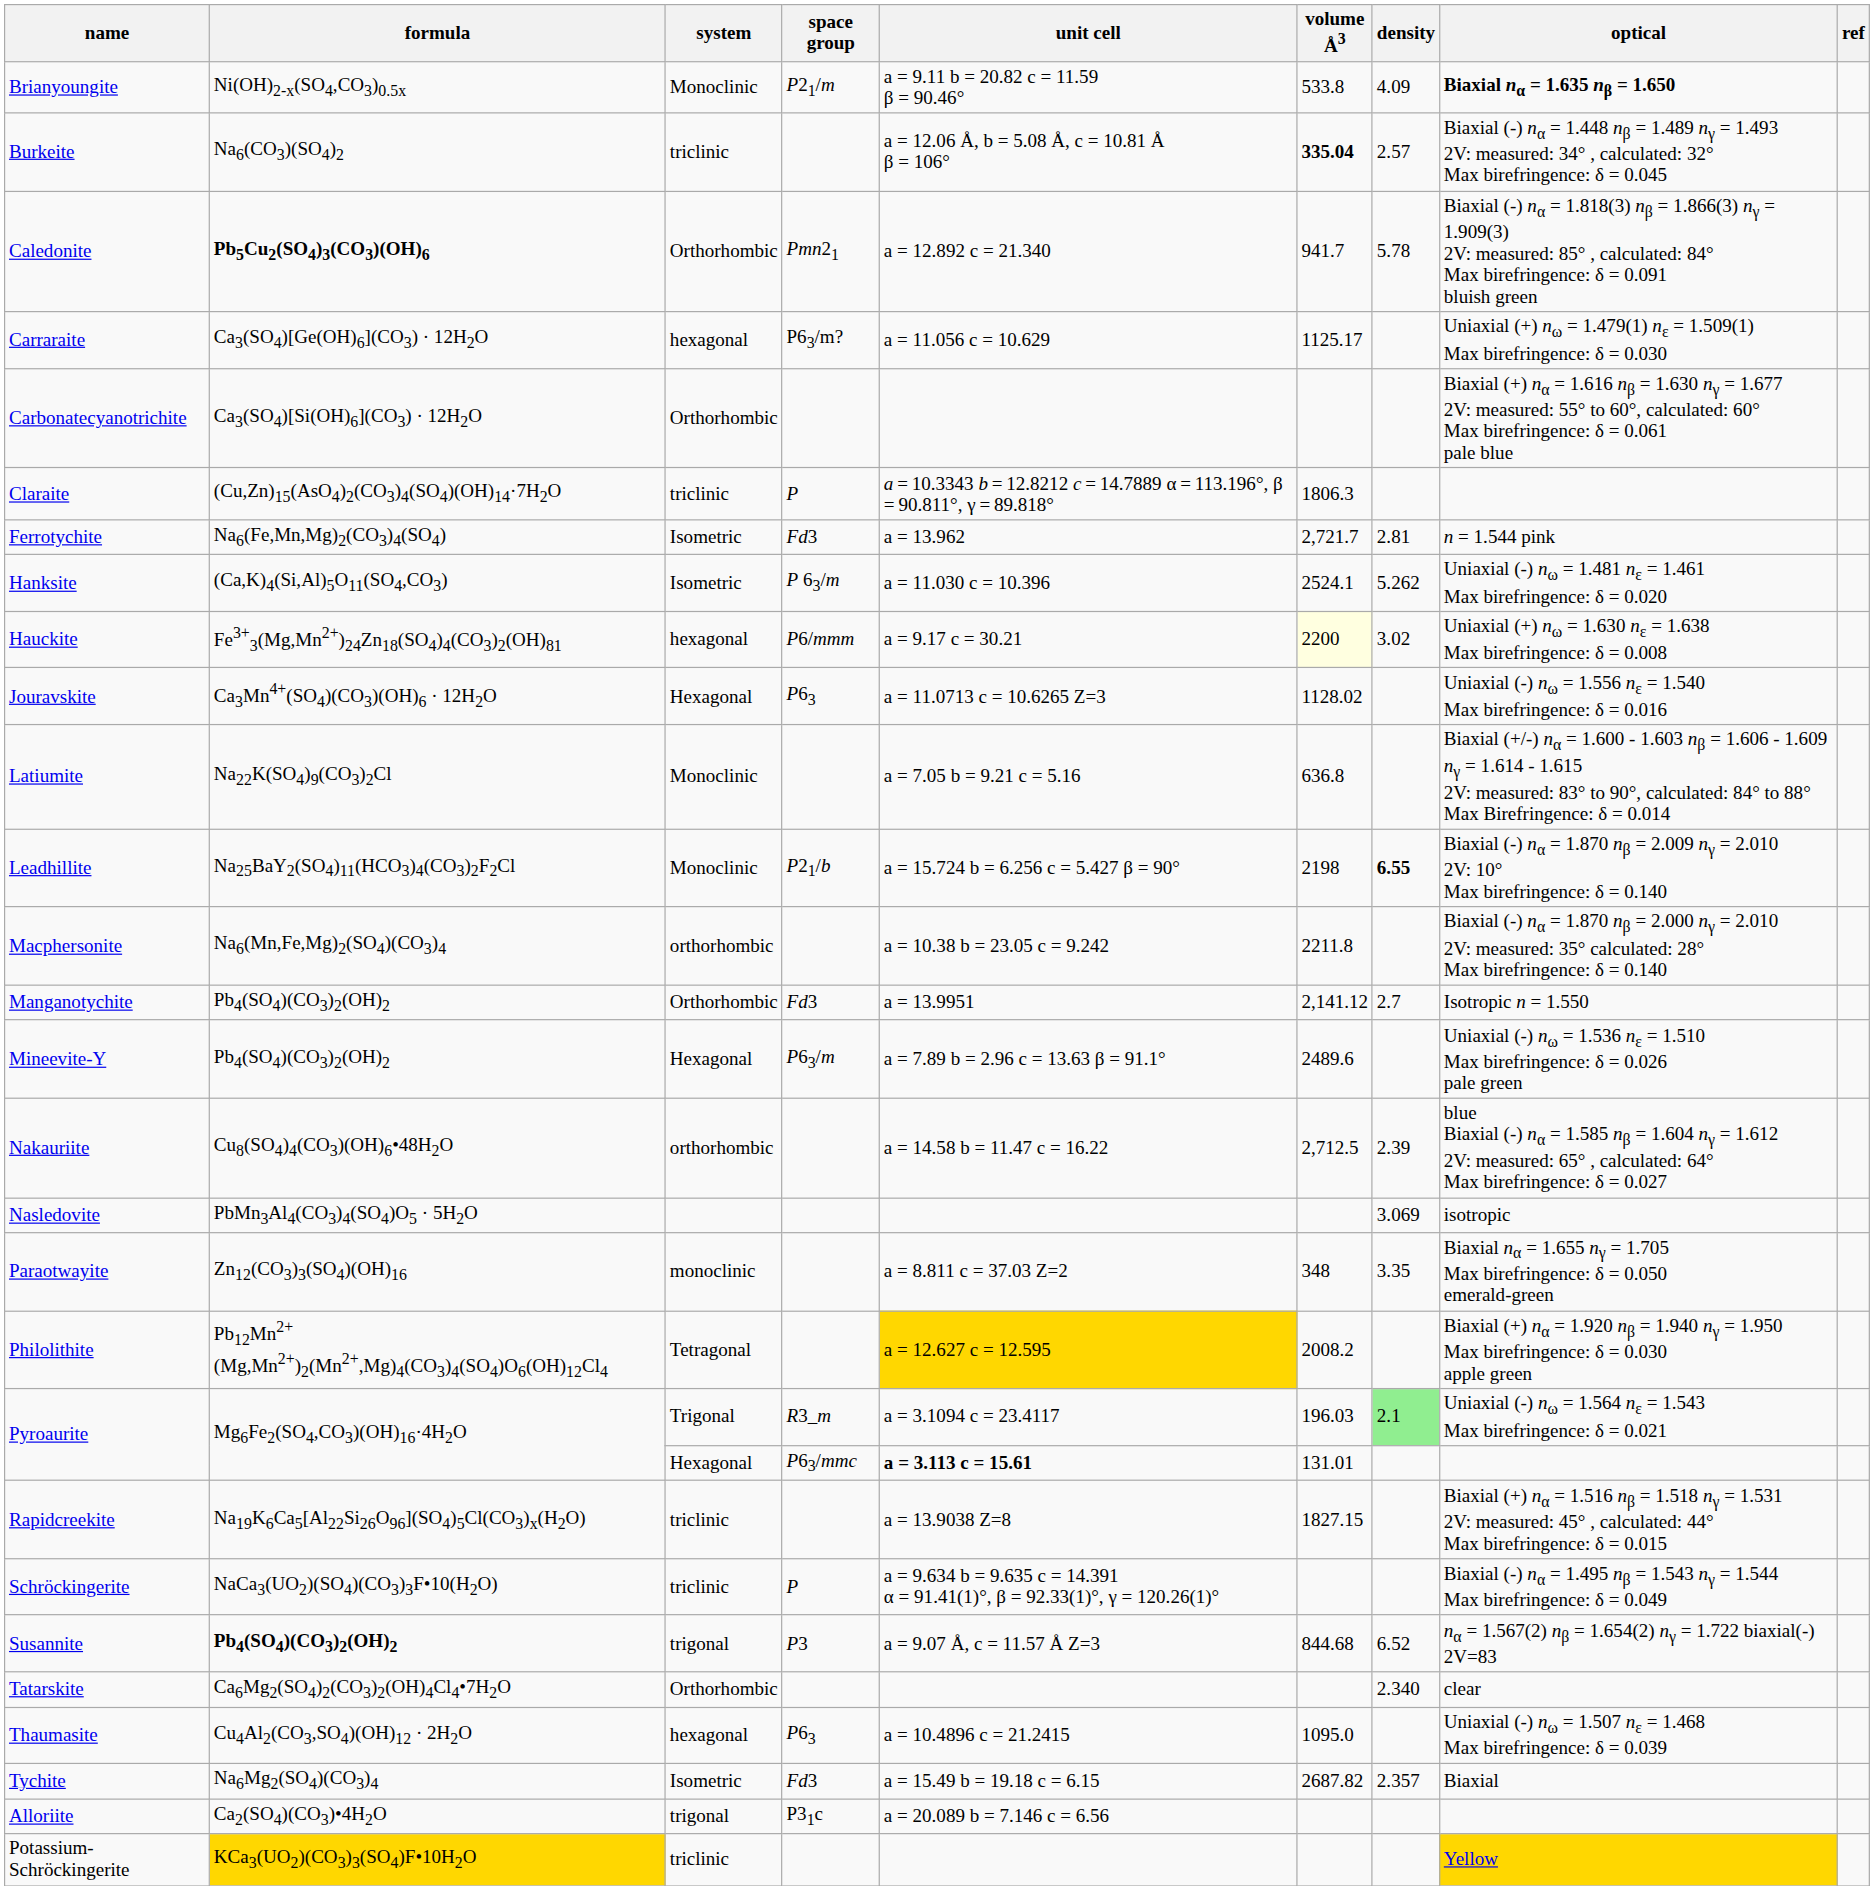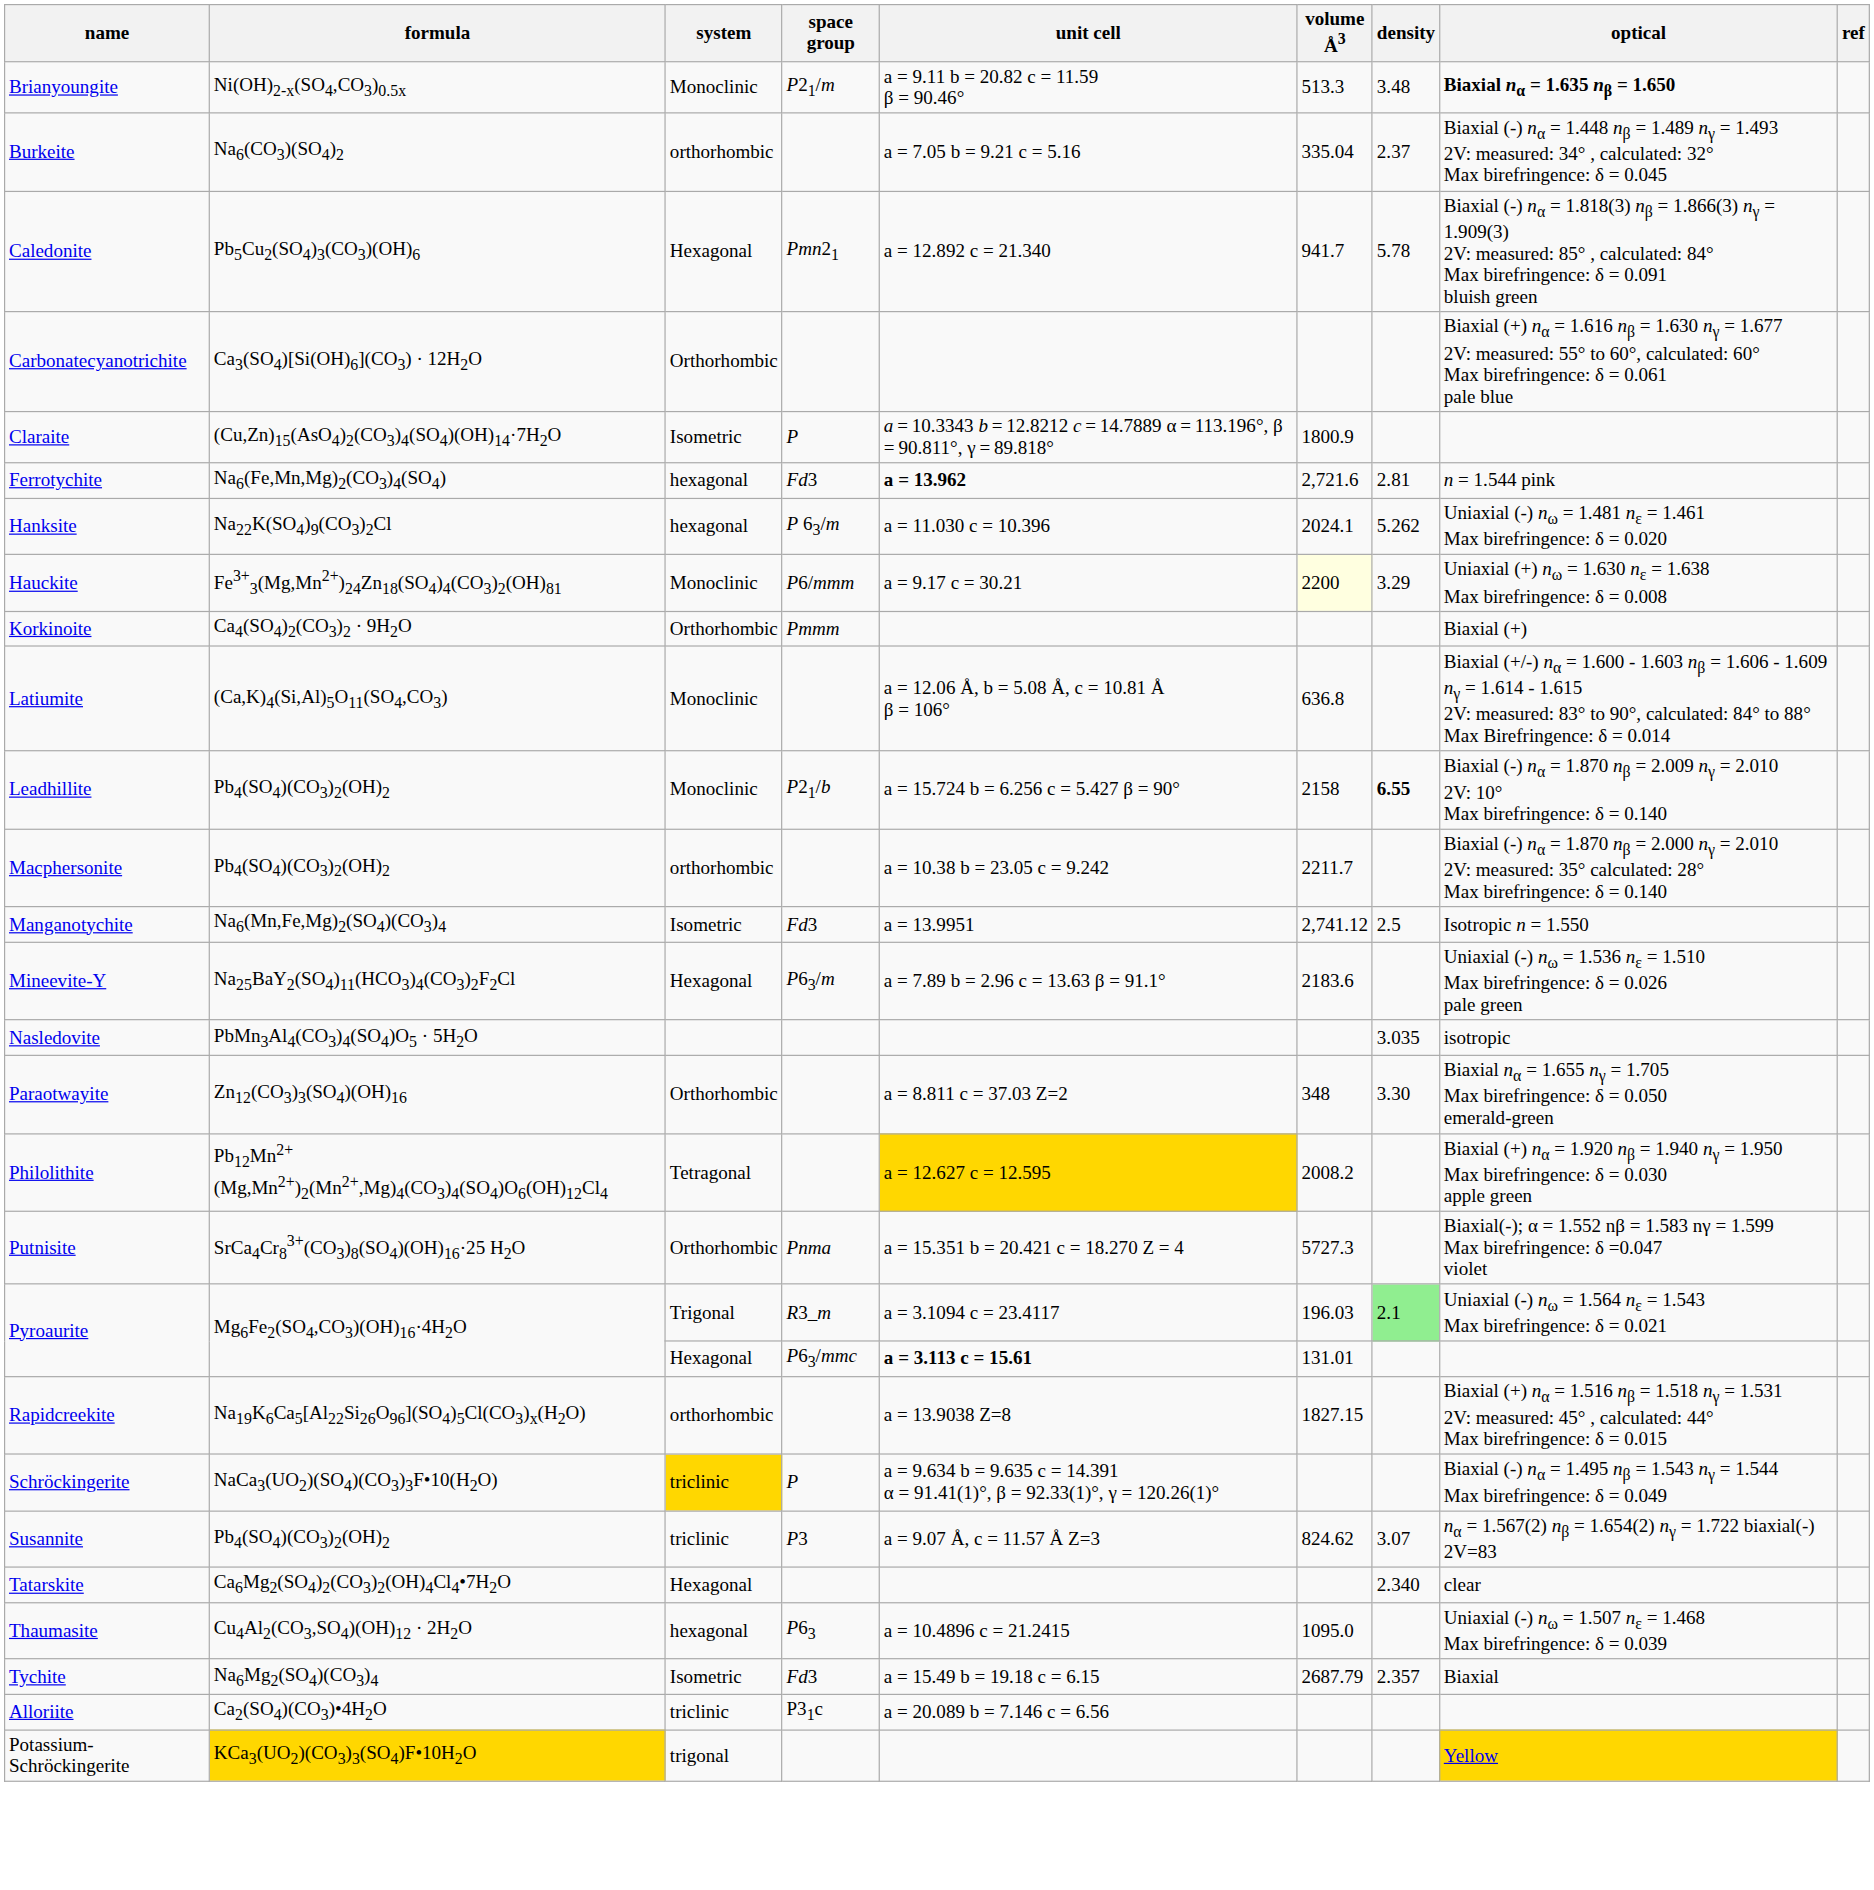(1323, 87) 533.8 -> (1323, 87) 513.3
(1394, 87) 4.09 -> (1394, 87) 3.48
(699, 151) triclinic -> (722, 151) orthorhombic
(1024, 151) a = 12.06 Å, b = 5.08 Å, c = 10.81 Å β = 106° -> (982, 151) a = 7.05 b = 9.21 c = 5.16
(1328, 151) bold -> (1328, 151) normal
(1394, 151) 2.57 -> (1394, 151) 2.37
(322, 251) bold -> (317, 251) normal
(724, 251) Orthorhombic -> (711, 251) Hexagonal
- row: (47, 340)
(699, 493) triclinic -> (706, 437) Isometric
(1328, 493) 1806.3 -> (1328, 437) 1800.9
(706, 537) Isometric -> (709, 480) hexagonal
(924, 537) normal -> (925, 480) bold
(1330, 537) 2,721.7 -> (1330, 480) 2,721.6
(331, 582) (Ca,K)4(Si,Al)5O11(SO4,CO3) -> (303, 526) Na22K(SO4)9(CO3)2Cl
(706, 582) Isometric -> (709, 526) hexagonal
(1328, 582) 2524.1 -> (1328, 526) 2024.1
(709, 639) hexagonal -> (714, 582) Monoclinic
(1394, 639) 3.02 -> (1394, 582) 3.29
- row: (52, 696)
+ row: (50, 628)
(303, 776) Na22K(SO4)9(CO3)2Cl -> (331, 698) (Ca,K)4(Si,Al)5O11(SO4,CO3)
(982, 776) a = 7.05 b = 9.21 c = 5.16 -> (1024, 698) a = 12.06 Å, b = 5.08 Å, c = 10.81 Å β = 106°
(365, 867) Na25BaY2(SO4)11(HCO3)4(CO3)2F2Cl -> (302, 789) Pb4(SO4)(CO3)2(OH)2
(1320, 867) 2198 -> (1320, 789) 2158
(330, 945) Na6(Mn,Fe,Mg)2(SO4)(CO3)4 -> (302, 867) Pb4(SO4)(CO3)2(OH)2
(1327, 945) 2211.8 -> (1327, 867) 2211.7
(302, 1002) Pb4(SO4)(CO3)2(OH)2 -> (330, 924) Na6(Mn,Fe,Mg)2(SO4)(CO3)4
(724, 1002) Orthorhombic -> (706, 924) Isometric
(1335, 1002) 2,141.12 -> (1335, 924) 2,741.12
(1389, 1002) 2.7 -> (1389, 924) 2.5
(302, 1059) Pb4(SO4)(CO3)2(OH)2 -> (365, 981) Na25BaY2(SO4)11(HCO3)4(CO3)2F2Cl
(1328, 1059) 2489.6 -> (1328, 981) 2183.6
- row: (49, 1147)
(1398, 1215) 3.069 -> (1398, 1037) 3.035
(713, 1271) monoclinic -> (724, 1094) Orthorhombic
(1394, 1271) 3.35 -> (1394, 1094) 3.30
+ row: (42, 1247)
(699, 1519) triclinic -> (722, 1415) orthorhombic
(699, 1586) no background -> (699, 1482) gold background
(306, 1643) bold -> (302, 1538) normal
(699, 1643) trigonal -> (699, 1538) triclinic
(1328, 1643) 844.68 -> (1328, 1538) 824.62
(1394, 1643) 6.52 -> (1394, 1538) 3.07
(724, 1689) Orthorhombic -> (711, 1584) Hexagonal
(1332, 1781) 2687.82 -> (1332, 1676) 2687.79
(699, 1816) trigonal -> (699, 1711) triclinic
(699, 1859) triclinic -> (699, 1755) trigonal
